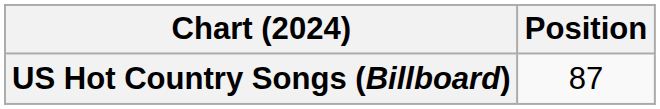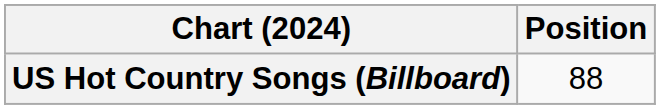(586, 78) 87 -> (586, 78) 88
